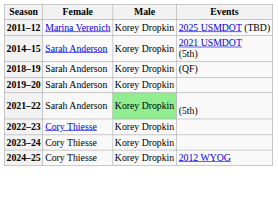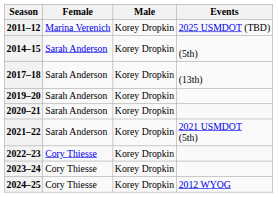(210, 48) 2021 USMDOT (5th) -> (188, 54) (5th)
+ row: (24, 75)
- row: (24, 69)
+ row: (24, 111)
(145, 106) lightgreen background -> (145, 132) no background
(188, 111) (5th) -> (210, 132) 2021 USMDOT (5th)
